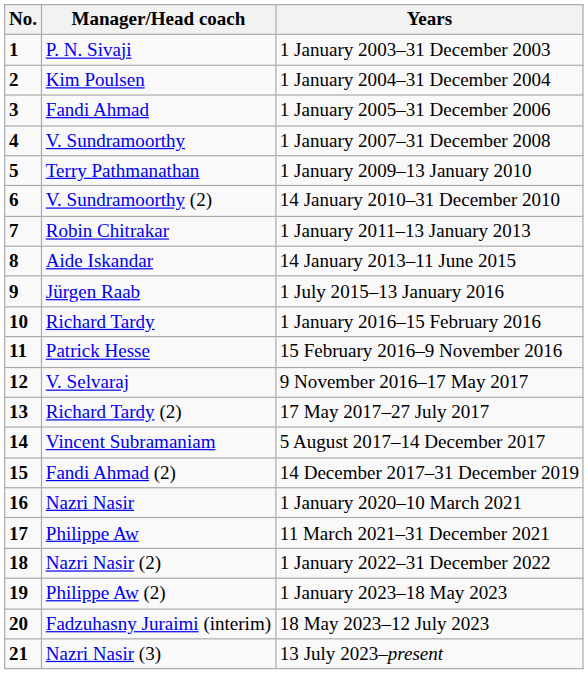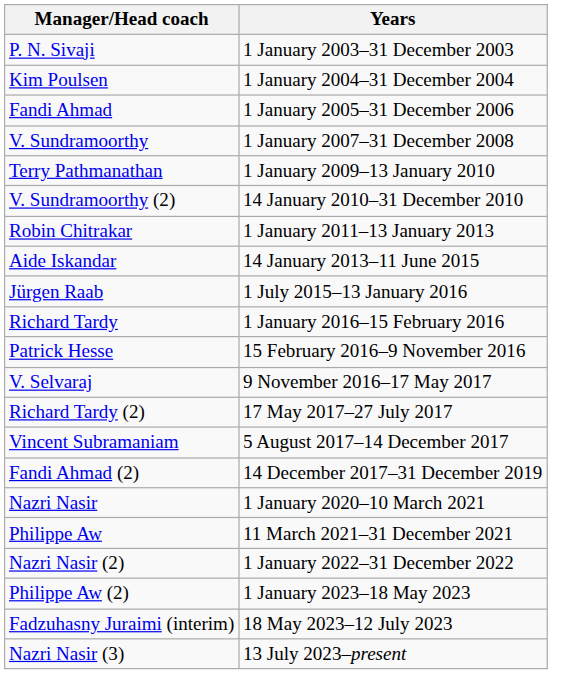- column: (23, 19)
